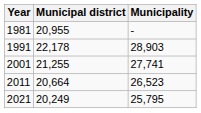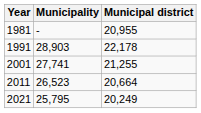columns swapped: (81, 13) <-> (162, 13)
